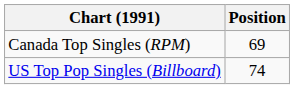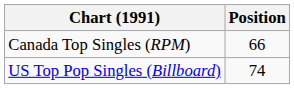(257, 44) 69 -> (257, 44) 66
